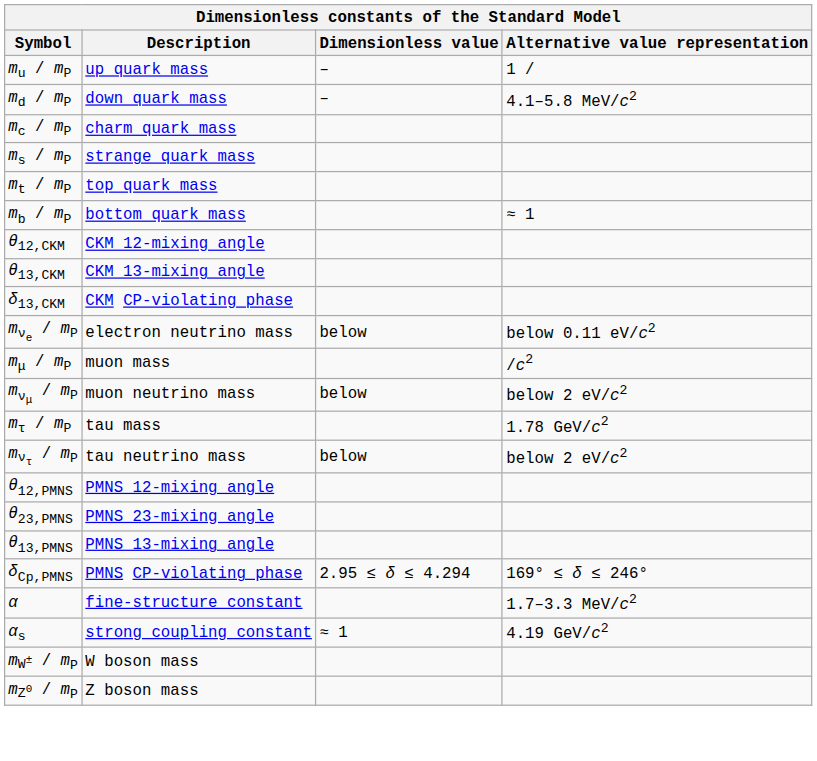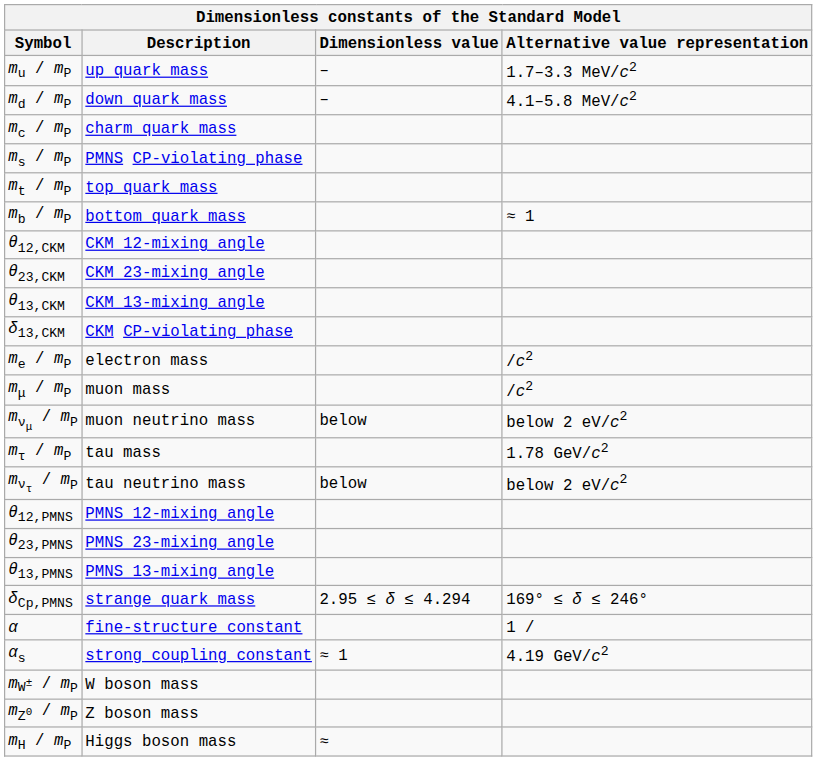(520, 70) 1 / -> (572, 71) 1.7–3.3 MeV/c2
(170, 157) strange quark mass -> (194, 158) PMNS CP-violating phase
+ row: (37, 273)
+ row: (40, 360)
- row: (43, 332)
(194, 574) PMNS CP-violating phase -> (170, 600) strange quark mass
(572, 603) 1.7–3.3 MeV/c2 -> (520, 628) 1 /
+ row: (40, 742)
